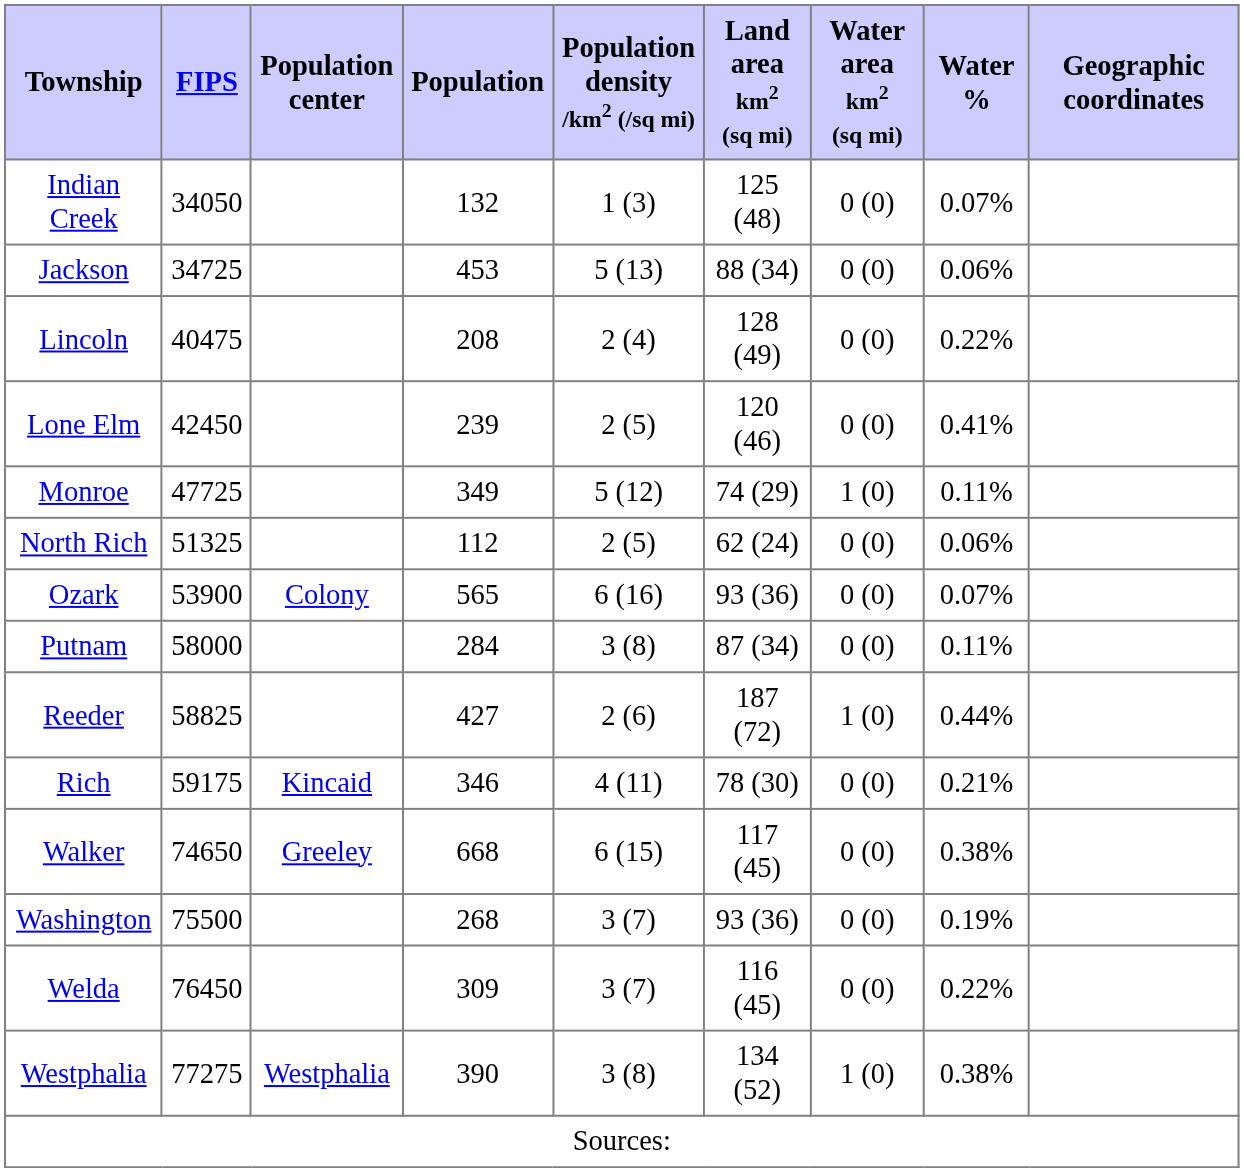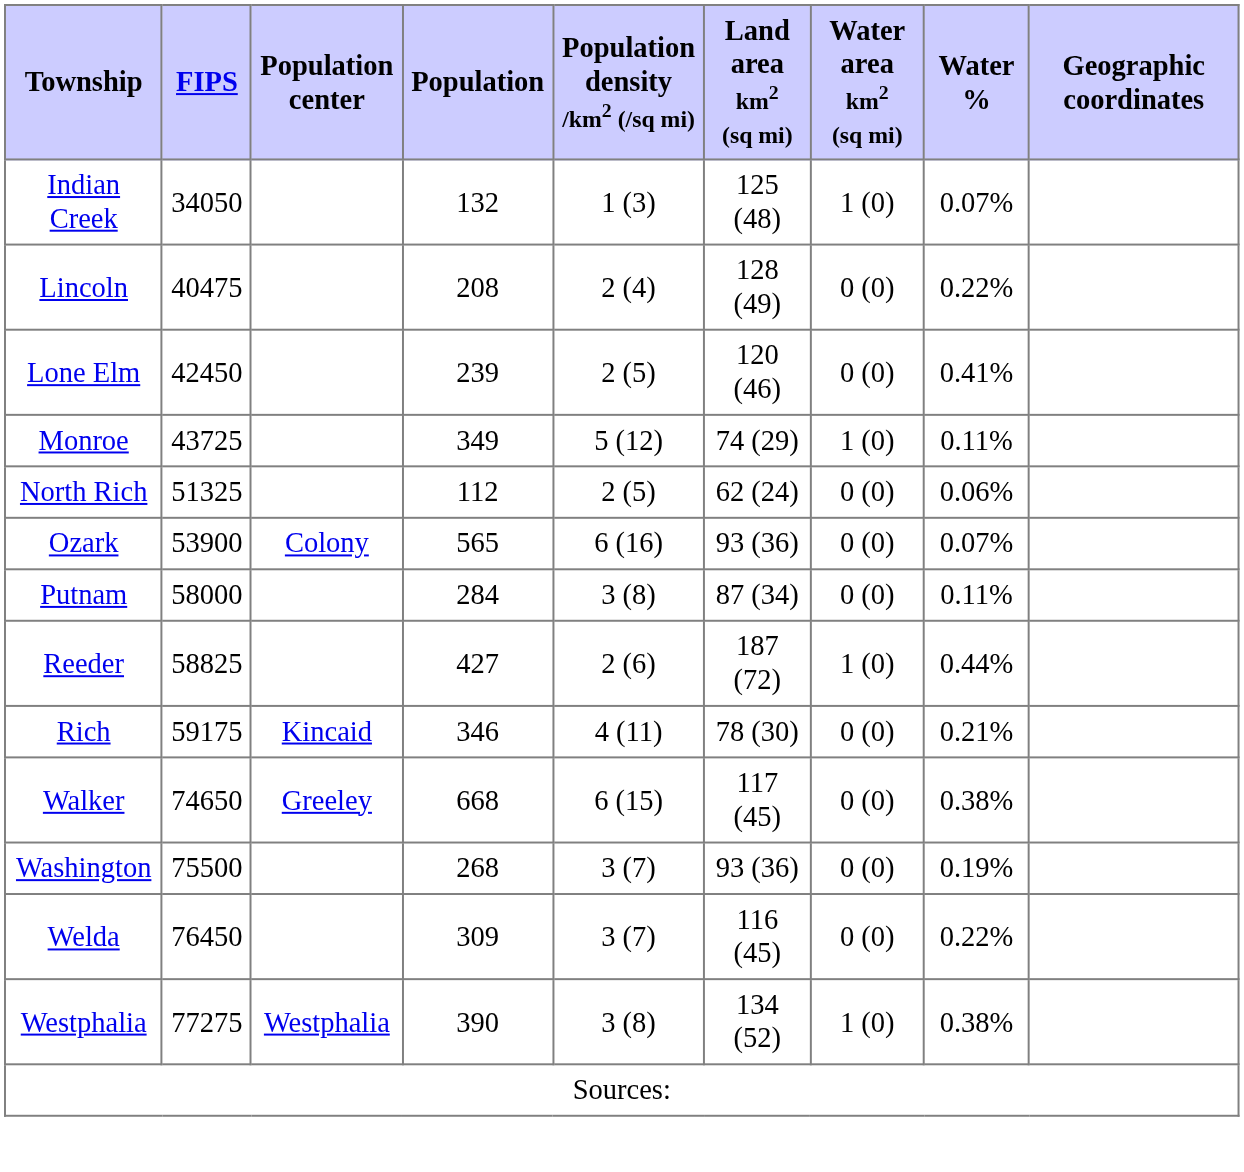(867, 201) 0 (0) -> (867, 201) 1 (0)
- row: (84, 269)
(207, 491) 47725 -> (207, 440) 43725
